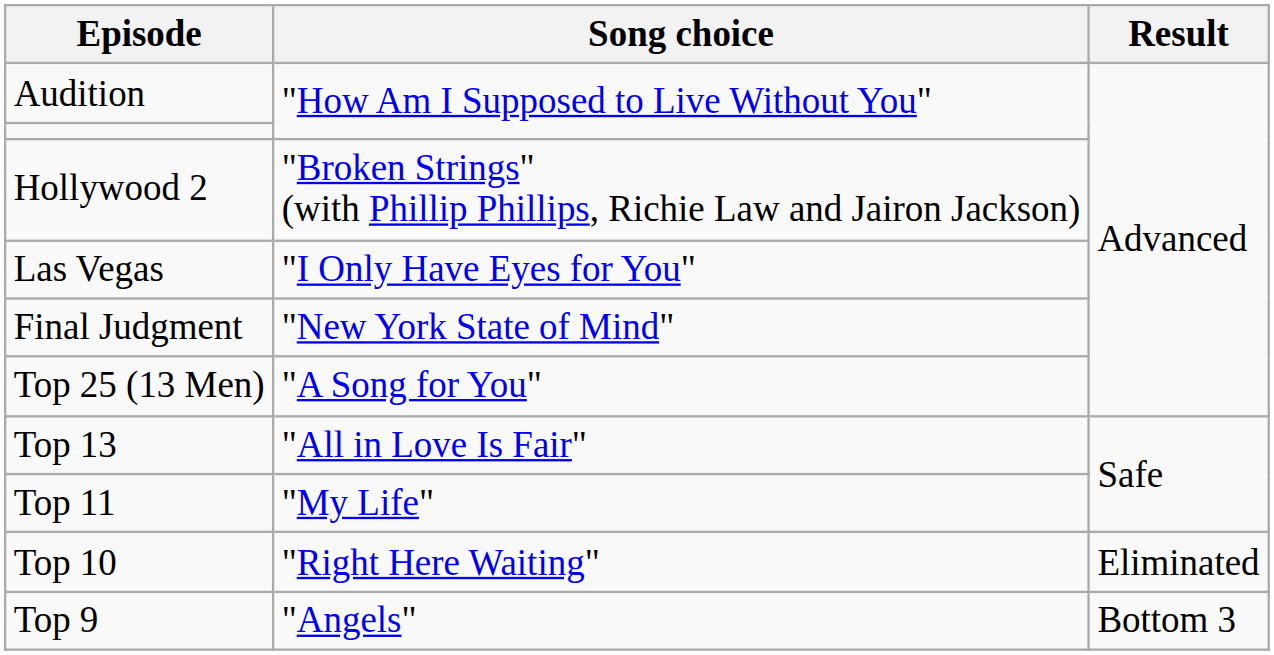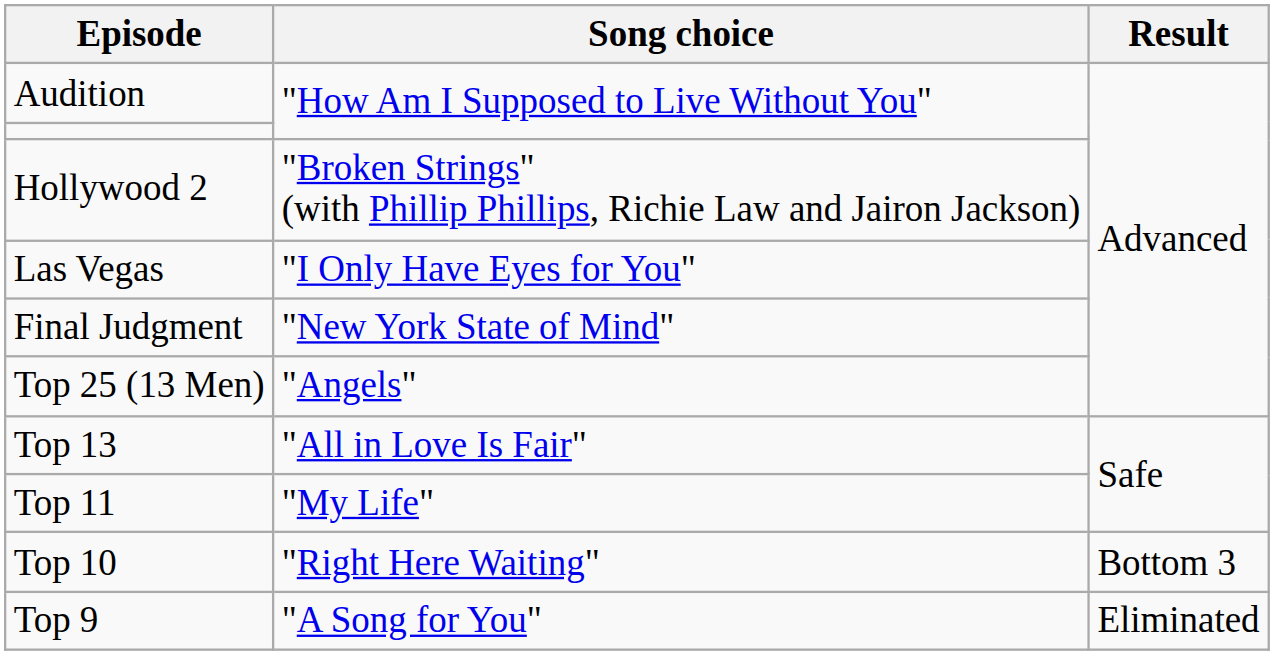(412, 385) "A Song for You" -> (349, 385) "Angels"
(1179, 561) Eliminated -> (1167, 561) Bottom 3
(349, 619) "Angels" -> (412, 619) "A Song for You"
(1167, 619) Bottom 3 -> (1179, 619) Eliminated
